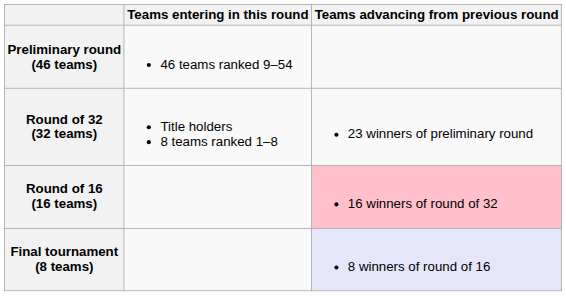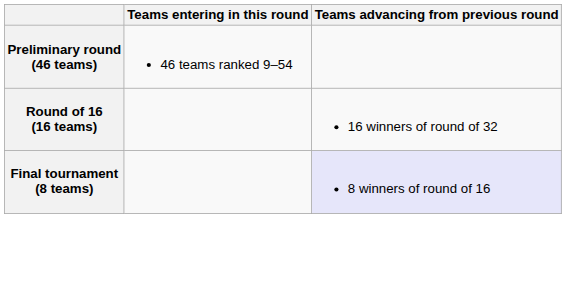- row: (64, 126)
(437, 204) pink background -> (437, 127) no background
